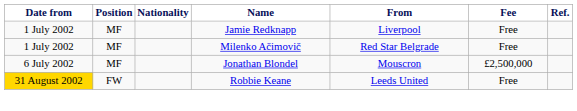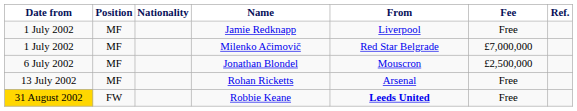(508, 47) Free -> (508, 47) £7,000,000
+ row: (261, 81)
(399, 81) normal -> (399, 98) bold
